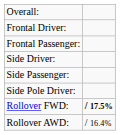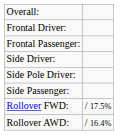rows swapped: (38, 75) <-> (41, 91)
(99, 106) bold -> (98, 106) normal
